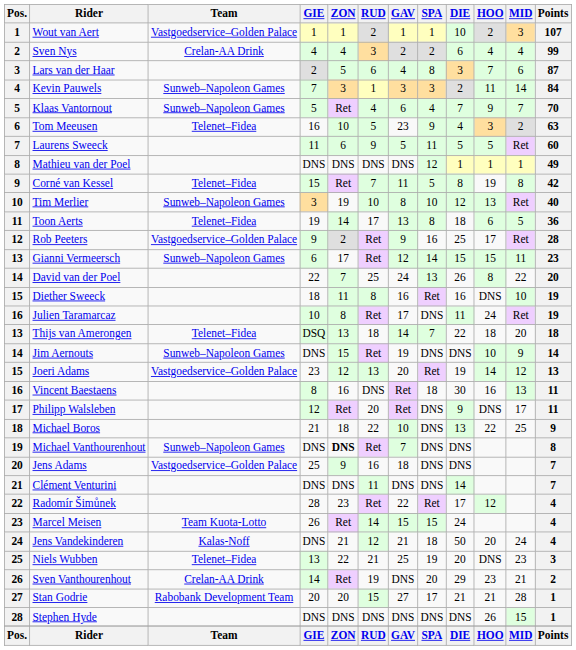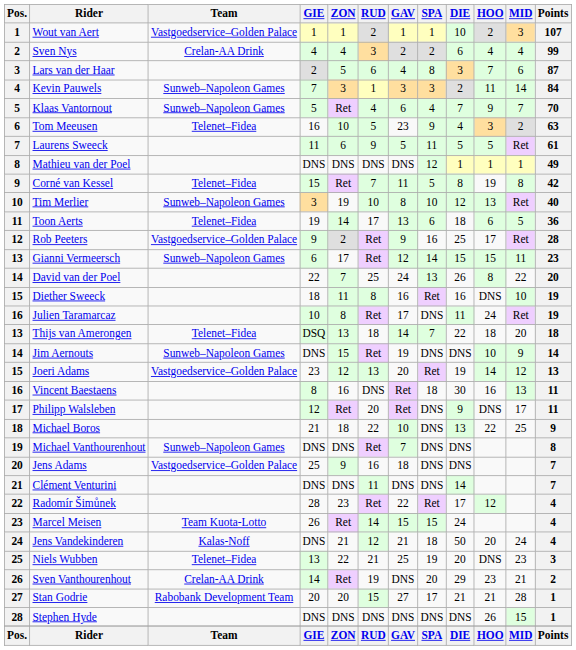(553, 145) 60 -> (553, 145) 61
(432, 220) 8 -> (432, 220) 6
(343, 447) bold -> (343, 447) normal
